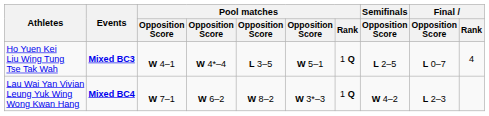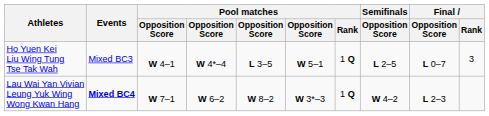(112, 59) bold -> (111, 59) normal
(472, 59) 4 -> (472, 59) 3
